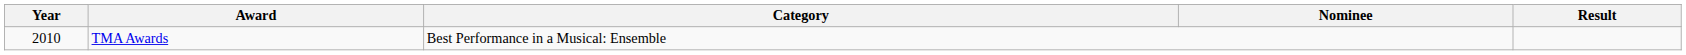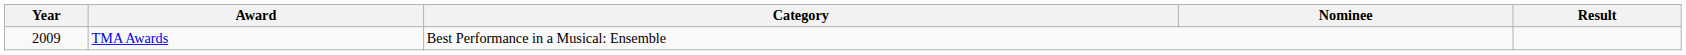(46, 38) 2010 -> (46, 38) 2009
